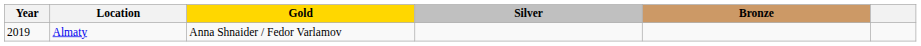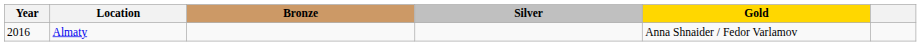columns swapped: (301, 13) <-> (756, 13)
(19, 31) 2019 -> (19, 31) 2016
